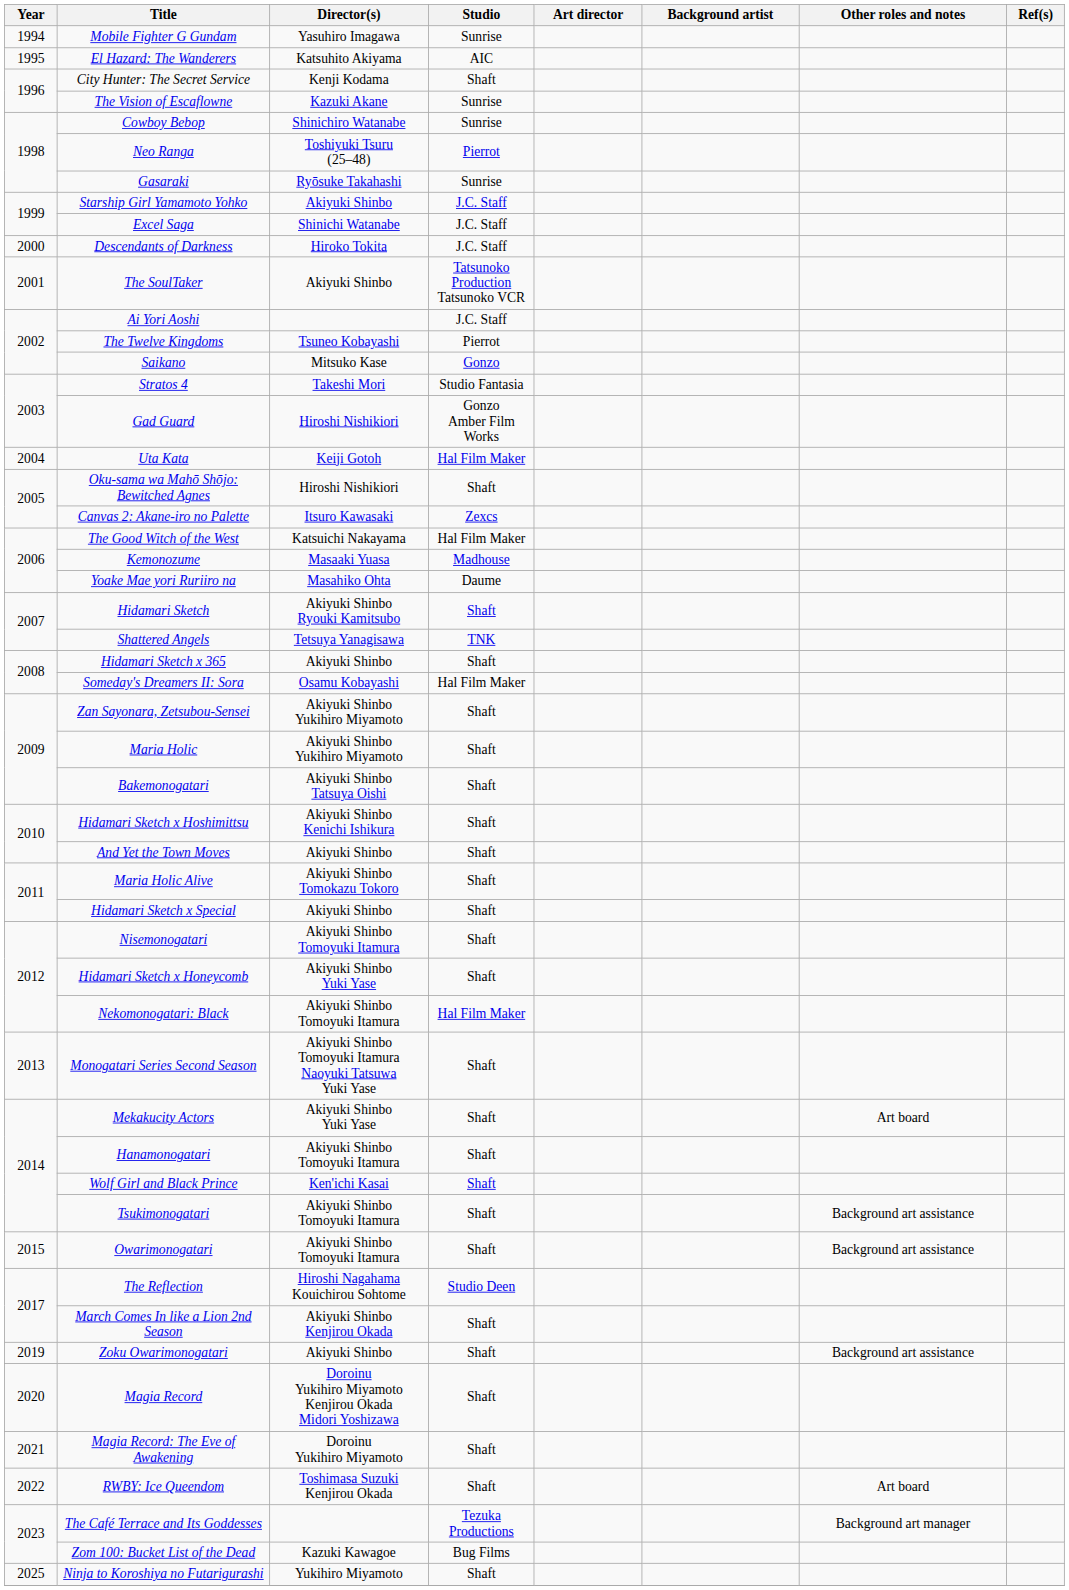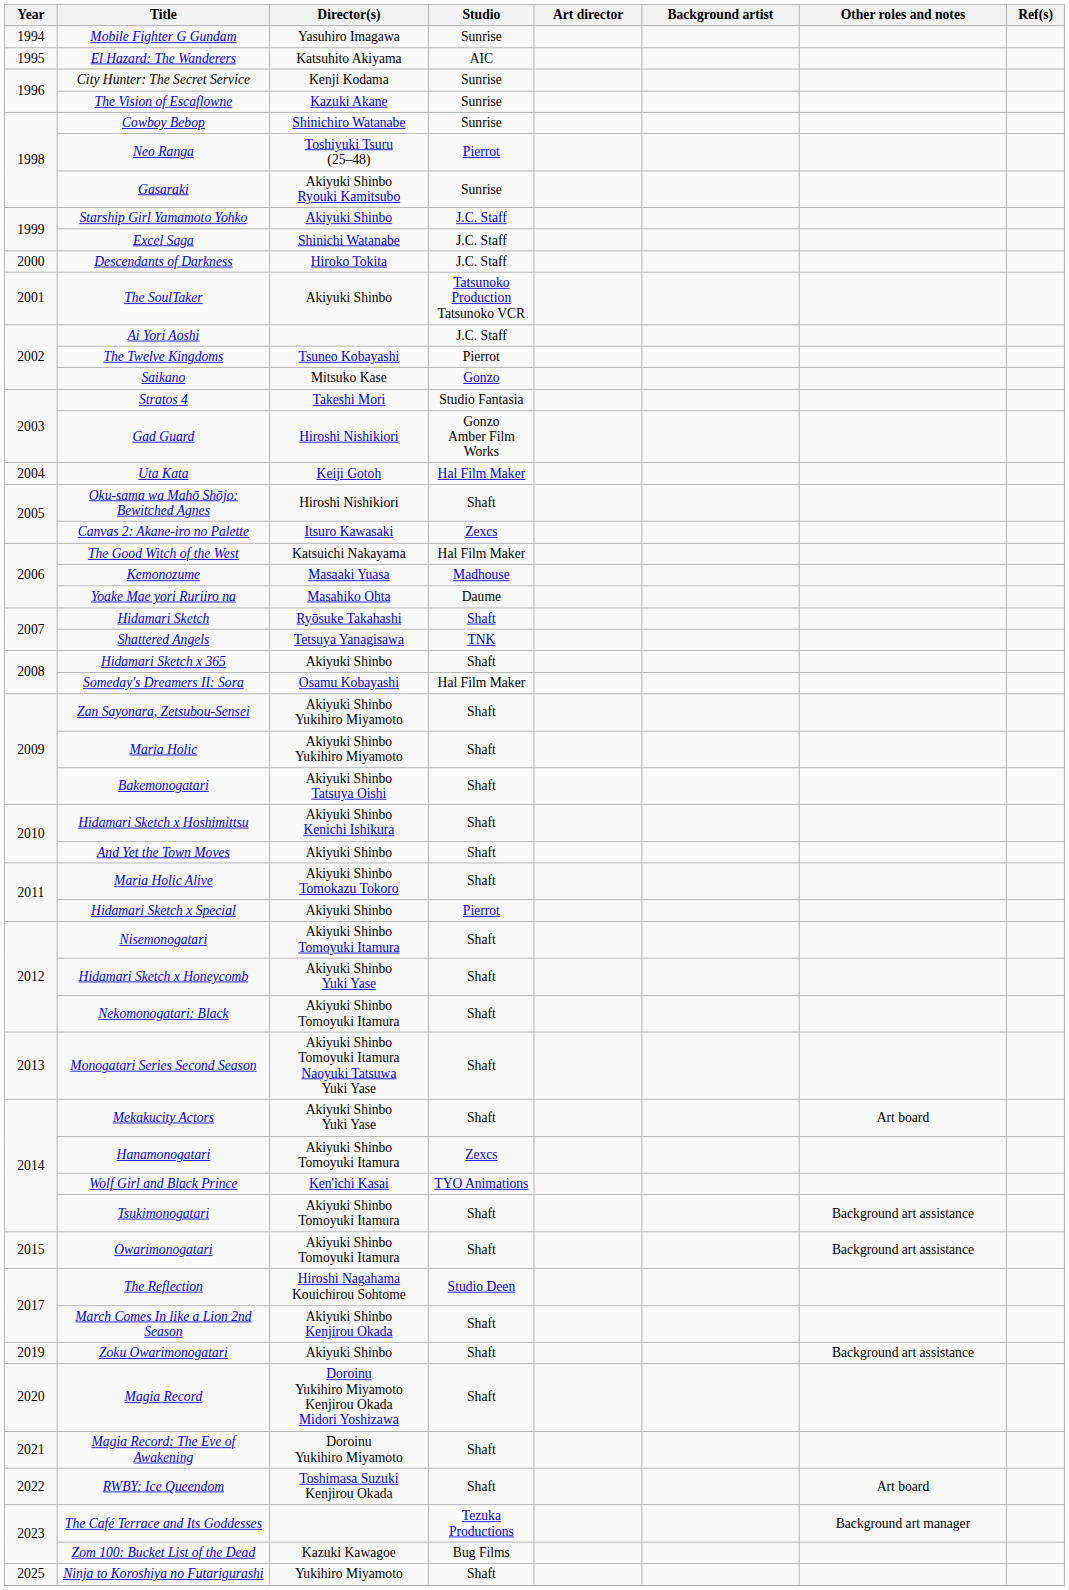(481, 79) Shaft -> (481, 79) Sunrise
(349, 181) Ryōsuke Takahashi -> (349, 189) Akiyuki Shinbo Ryouki Kamitsubo
(349, 610) Akiyuki Shinbo Ryouki Kamitsubo -> (349, 618) Ryōsuke Takahashi
(481, 910) Shaft -> (481, 910) Pierrot
(481, 1013) Hal Film Maker -> (481, 1013) Shaft
(481, 1154) Shaft -> (481, 1154) Zexcs
(481, 1184) Shaft -> (481, 1184) TYO Animations
